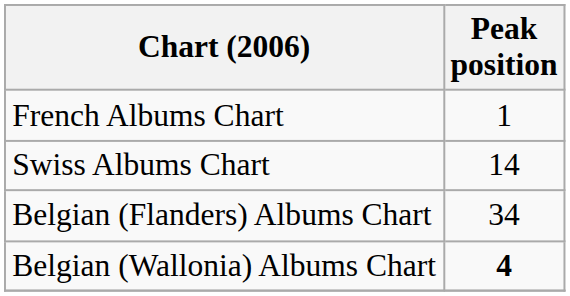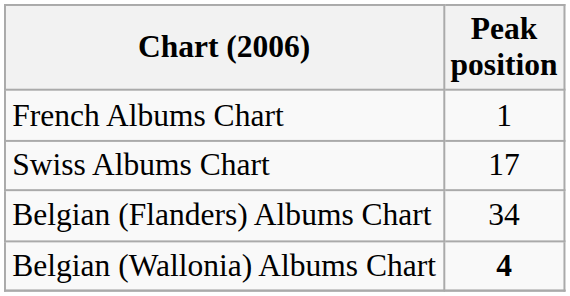(504, 164) 14 -> (504, 164) 17
